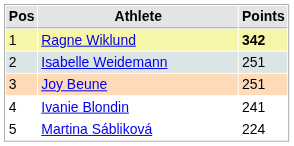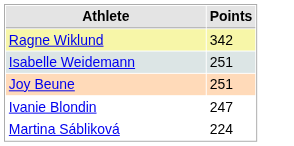- column: (22, 17)
(254, 40) bold -> (221, 40) normal
(254, 107) 241 -> (221, 107) 247
